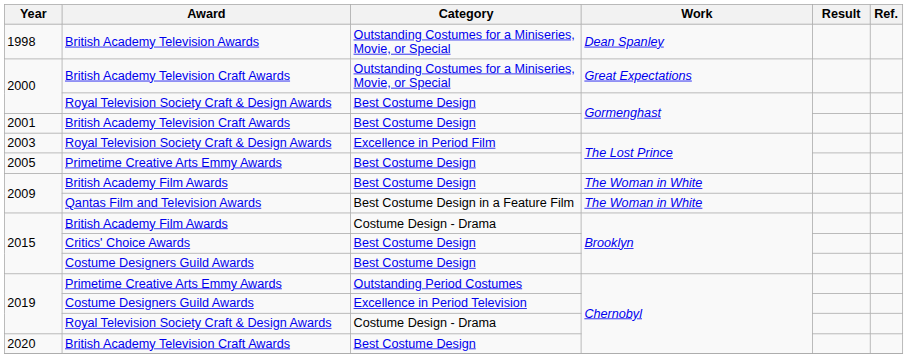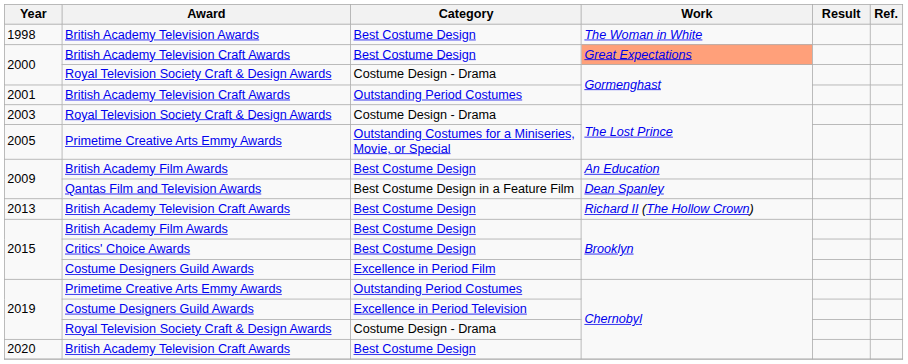(464, 41) Outstanding Costumes for a Miniseries, Movie, or Special -> (415, 34) Best Costume Design
(624, 41) Dean Spanley -> (643, 34) The Woman in White
(464, 75) Outstanding Costumes for a Miniseries, Movie, or Special -> (415, 54) Best Costume Design
(638, 75) no background -> (638, 54) lightsalmon background
(415, 103) Best Costume Design -> (425, 74) Costume Design - Drama
(415, 123) Best Costume Design -> (438, 94) Outstanding Period Costumes
(425, 143) Excellence in Period Film -> (425, 114) Costume Design - Drama
(415, 163) Best Costume Design -> (464, 141) Outstanding Costumes for a Miniseries, Movie, or Special
(643, 183) The Woman in White -> (622, 169) An Education
(643, 203) The Woman in White -> (624, 189) Dean Spanley
+ row: (21, 209)
(425, 223) Costume Design - Drama -> (415, 229) Best Costume Design
(415, 263) Best Costume Design -> (425, 269) Excellence in Period Film
